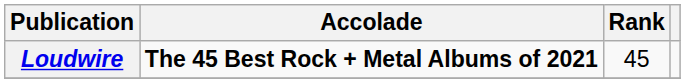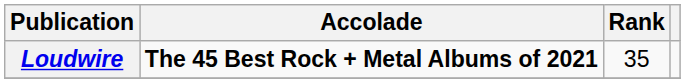(637, 59) 45 -> (637, 59) 35
